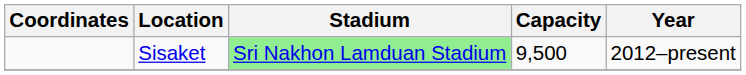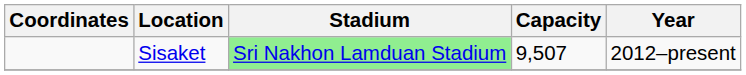(541, 53) 9,500 -> (541, 53) 9,507
